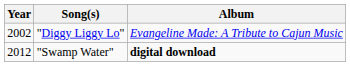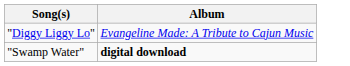- column: (19, 14)
